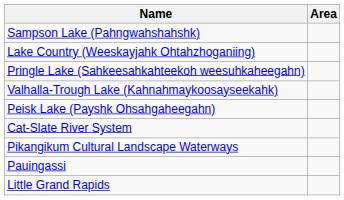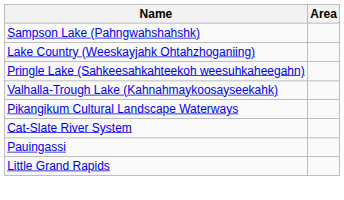- row: (111, 109)
rows swapped: (123, 147) <-> (69, 128)
